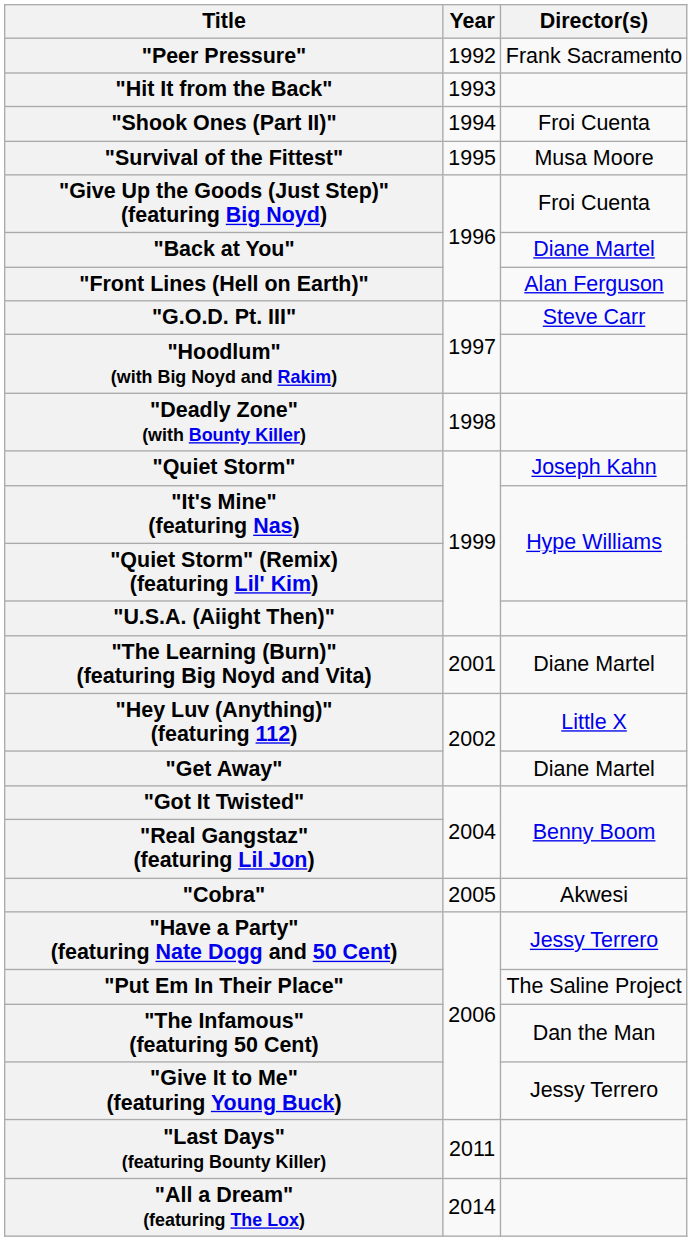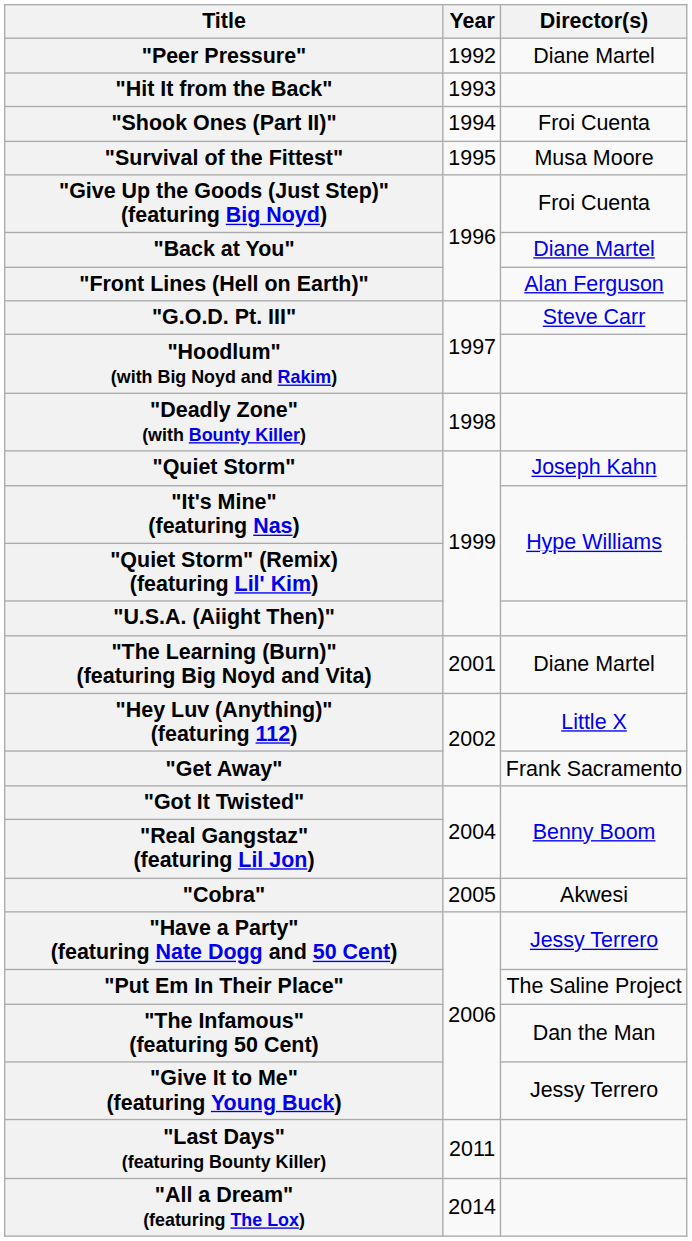(594, 55) Frank Sacramento -> (594, 55) Diane Martel
(594, 768) Diane Martel -> (594, 768) Frank Sacramento
